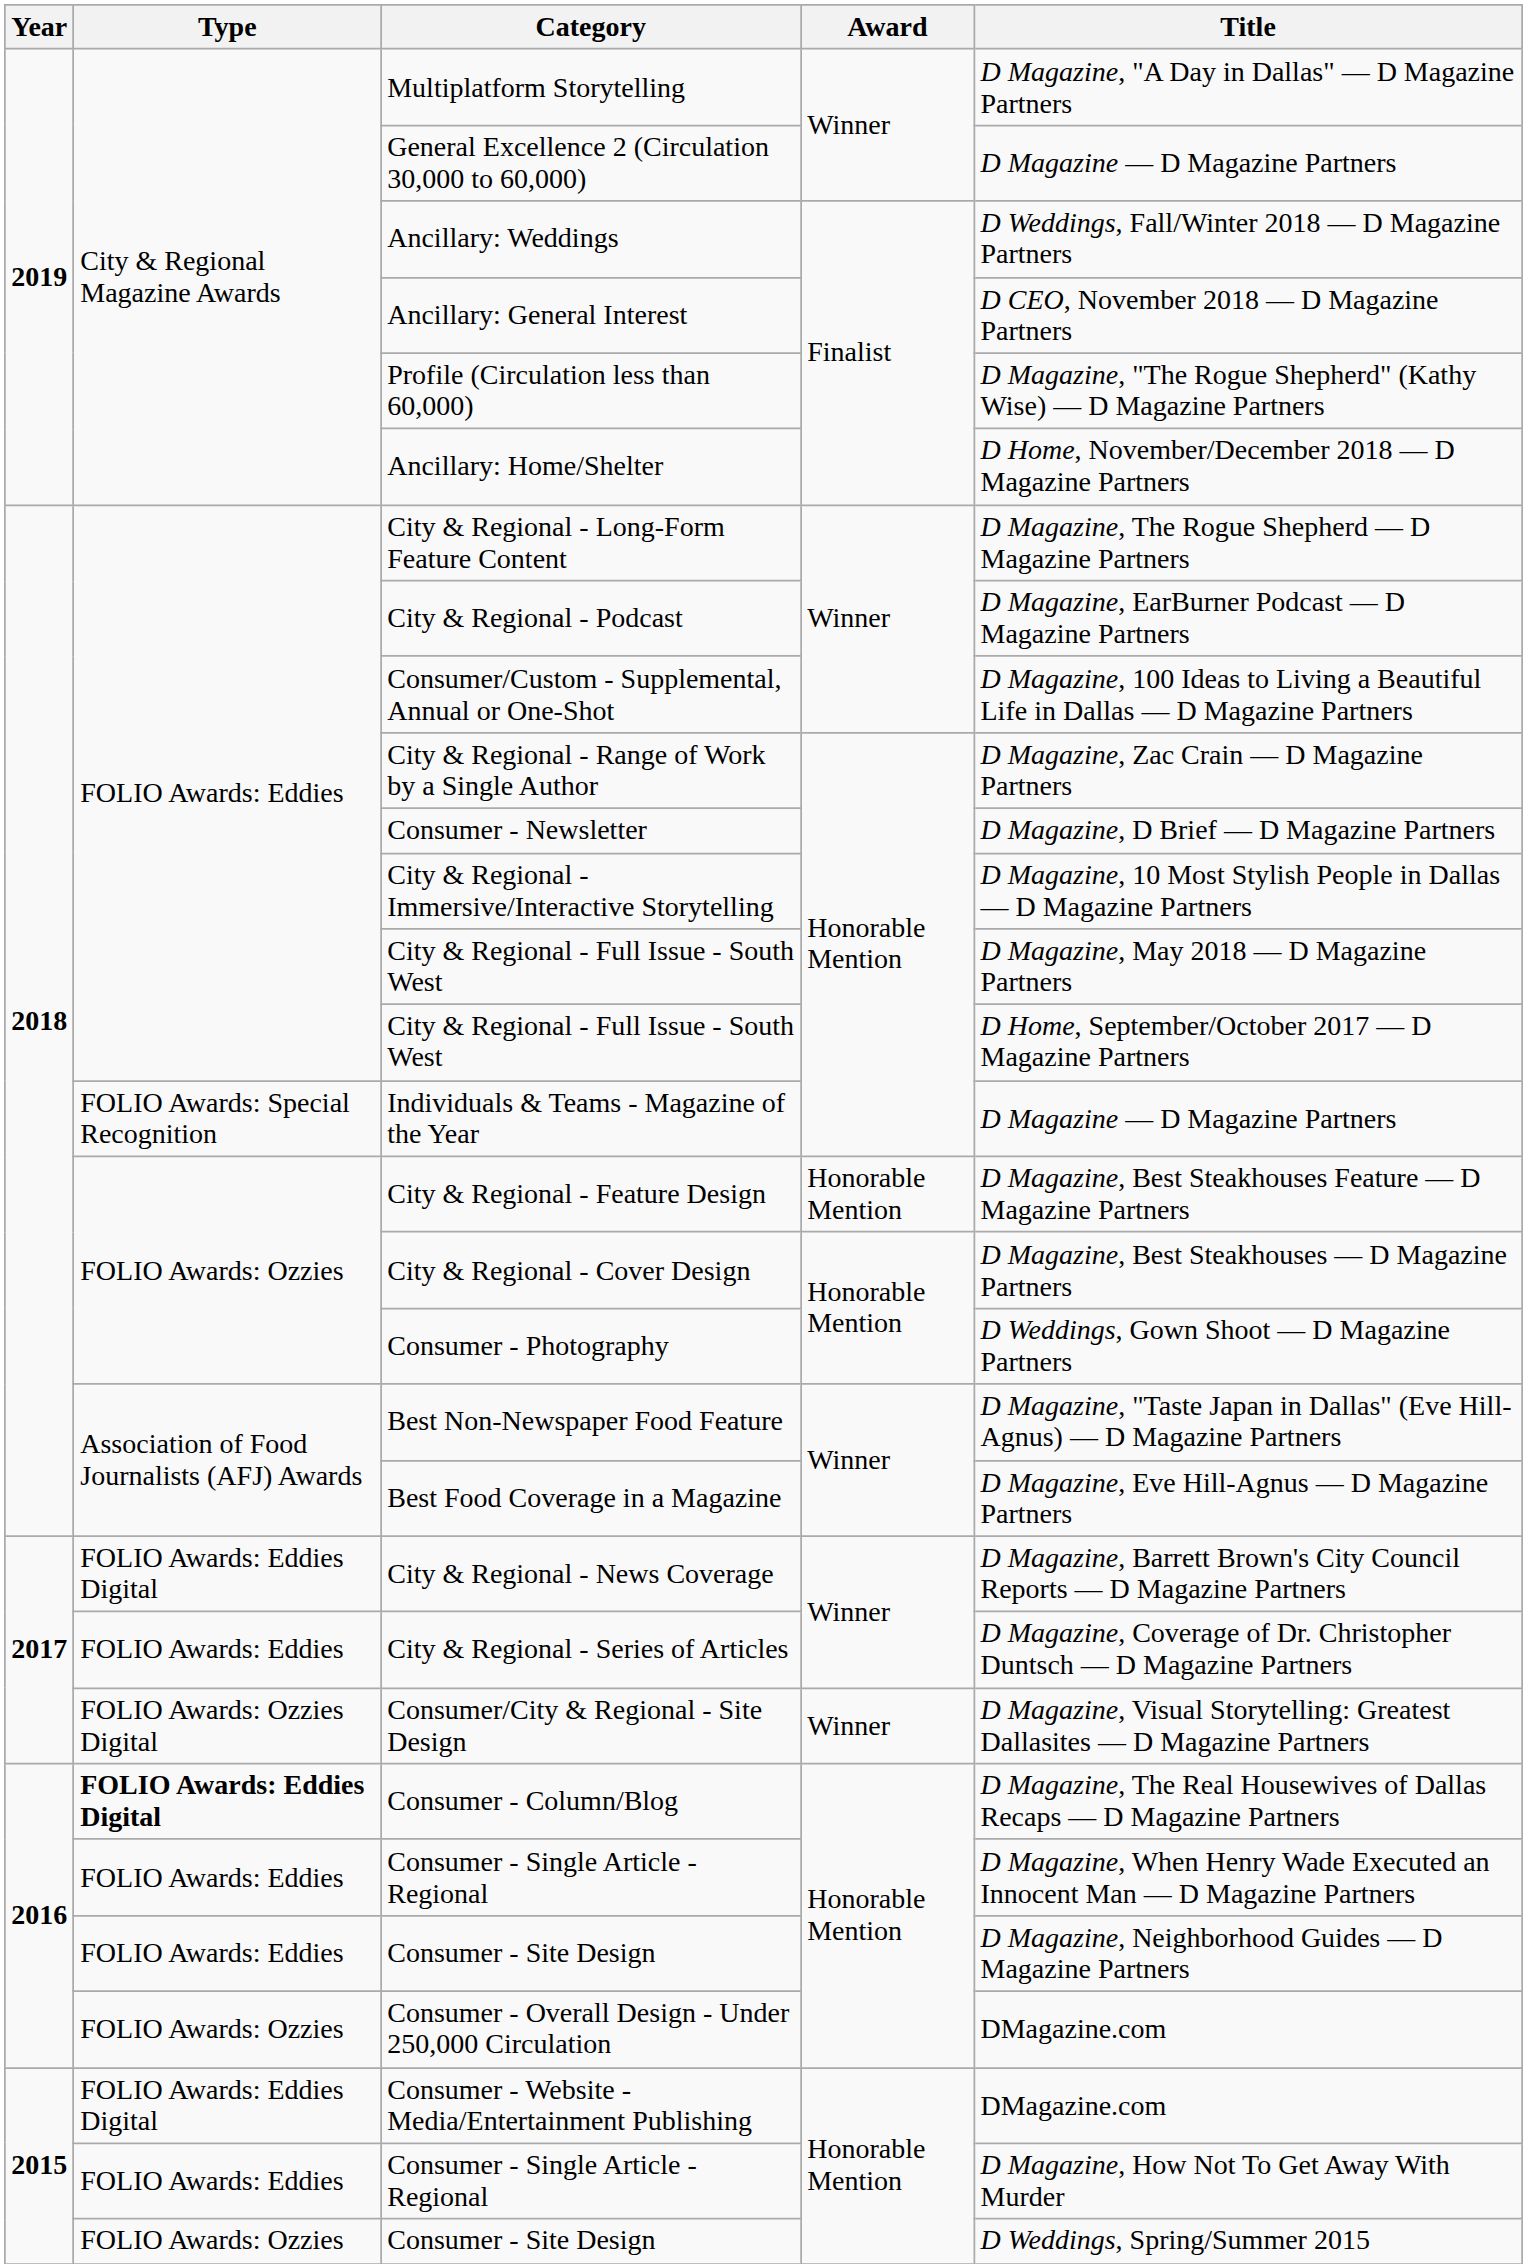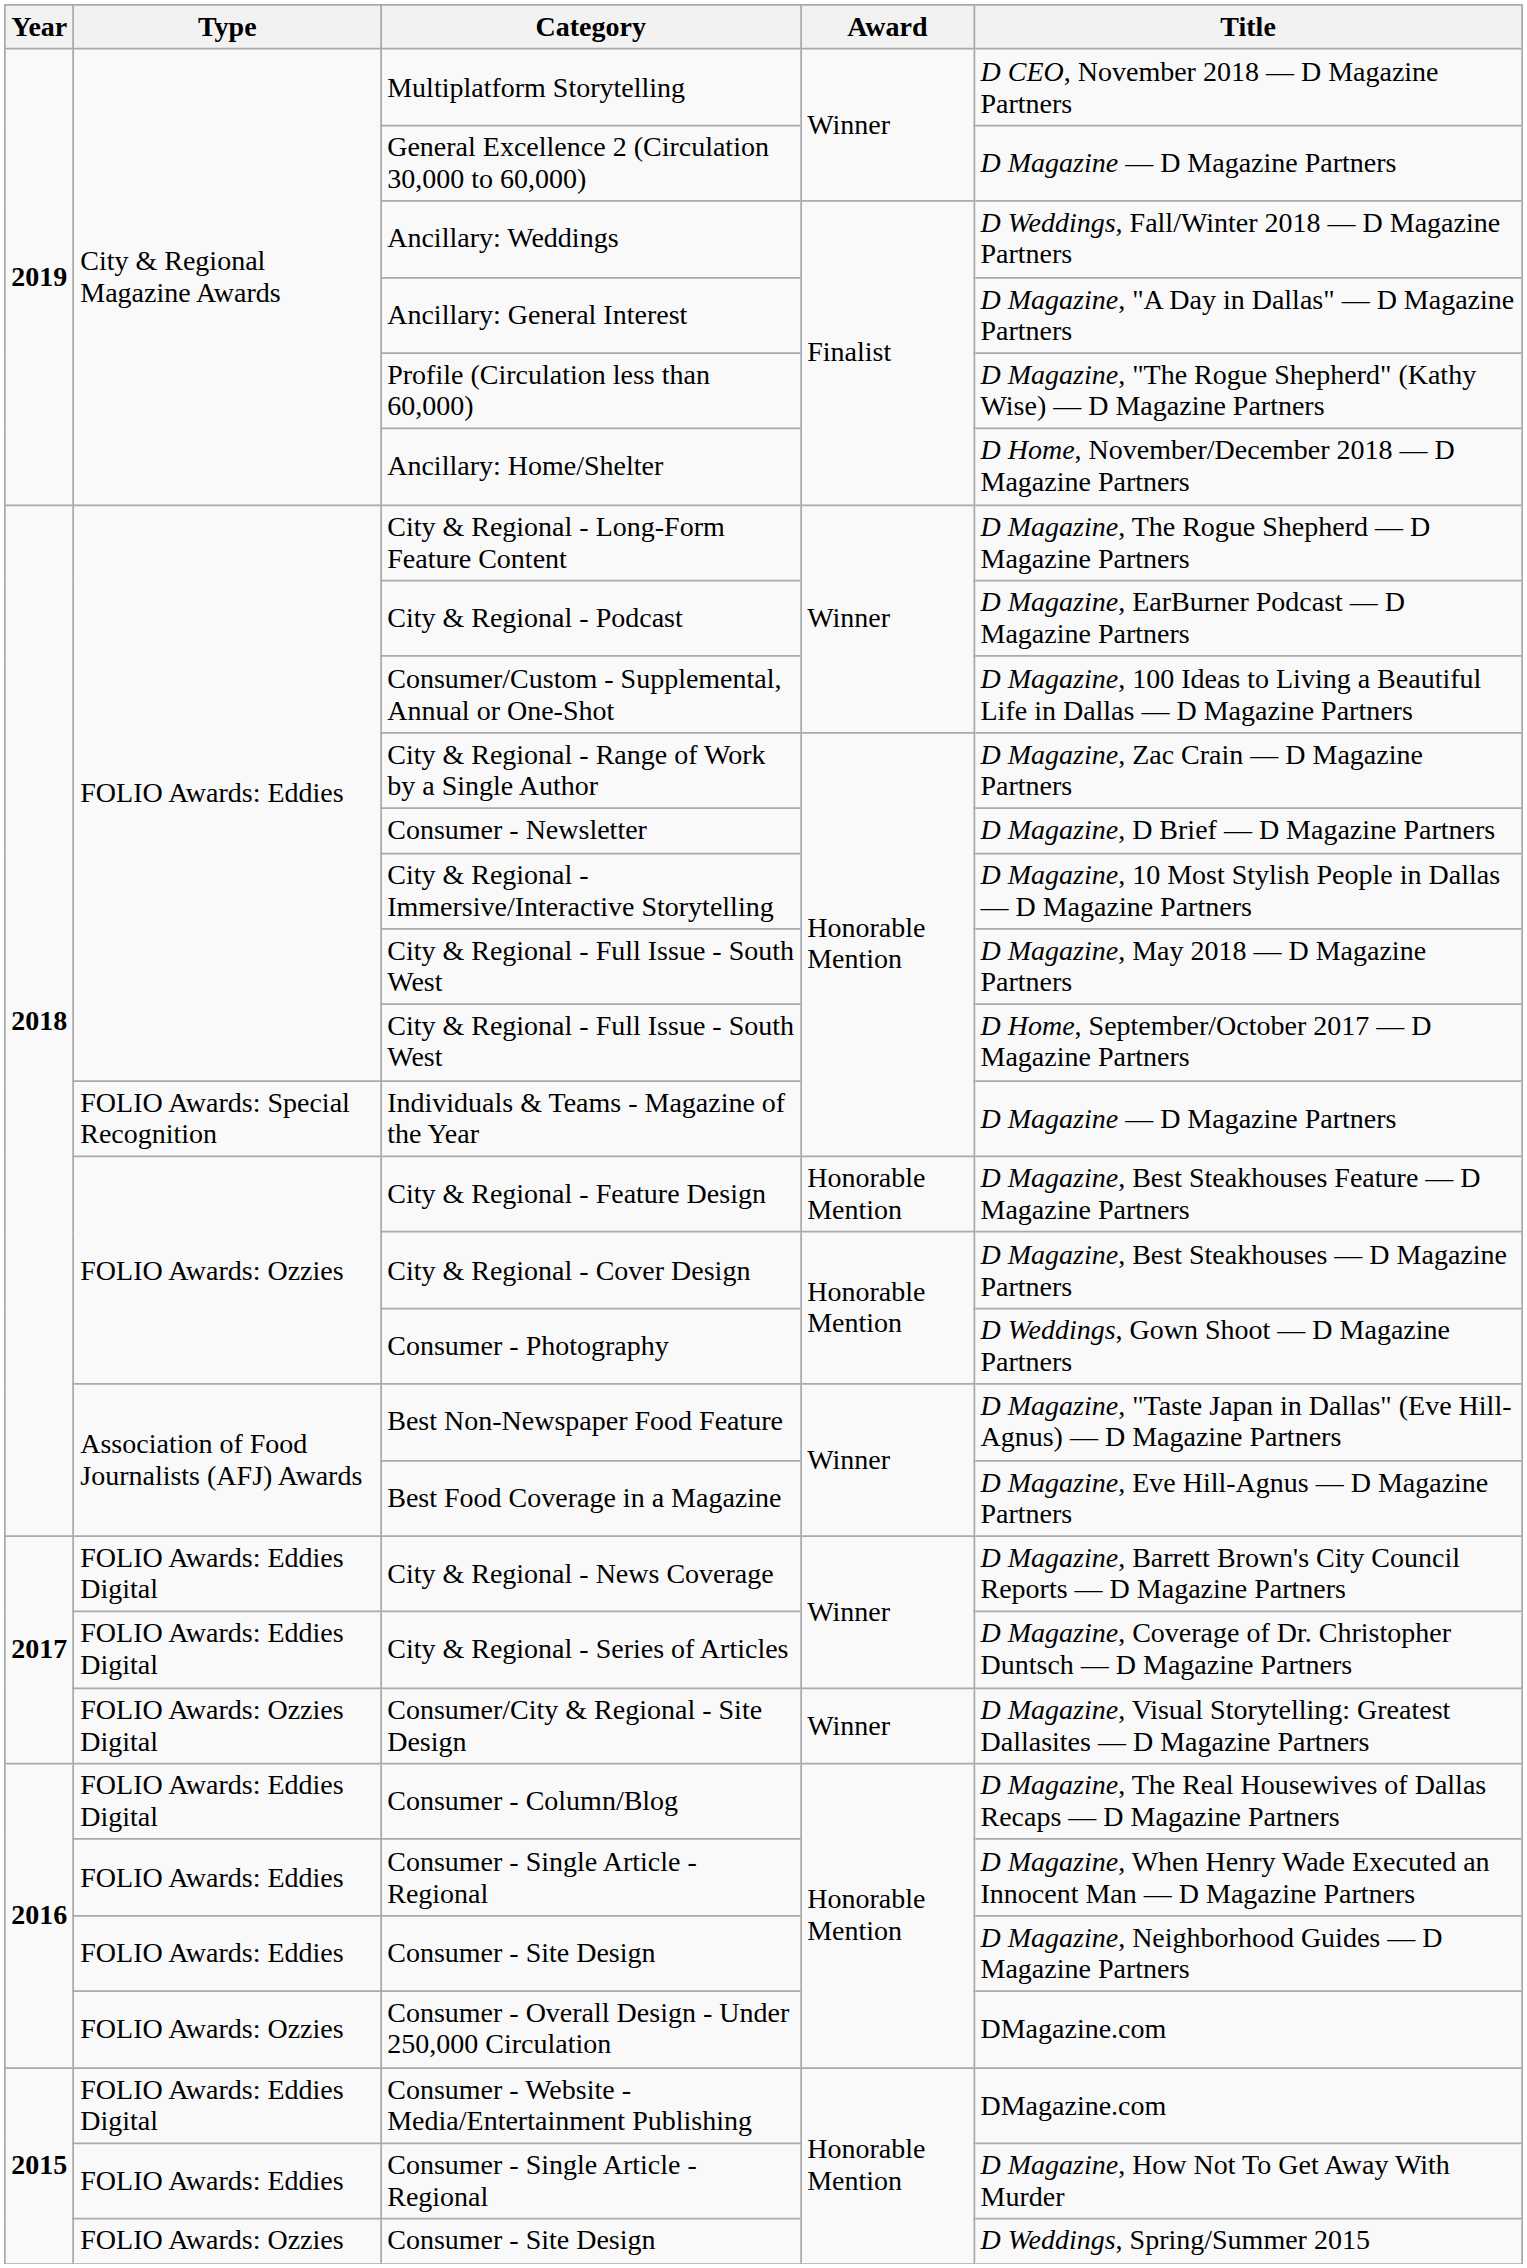(1247, 86) D Magazine, "A Day in Dallas" — D Magazine Partners -> (1210, 86) D CEO, November 2018 — D Magazine Partners
(1210, 314) D CEO, November 2018 — D Magazine Partners -> (1247, 314) D Magazine, "A Day in Dallas" — D Magazine Partners
(212, 1649) FOLIO Awards: Eddies -> (212, 1649) FOLIO Awards: Eddies Digital
(222, 1801) bold -> (212, 1801) normal
